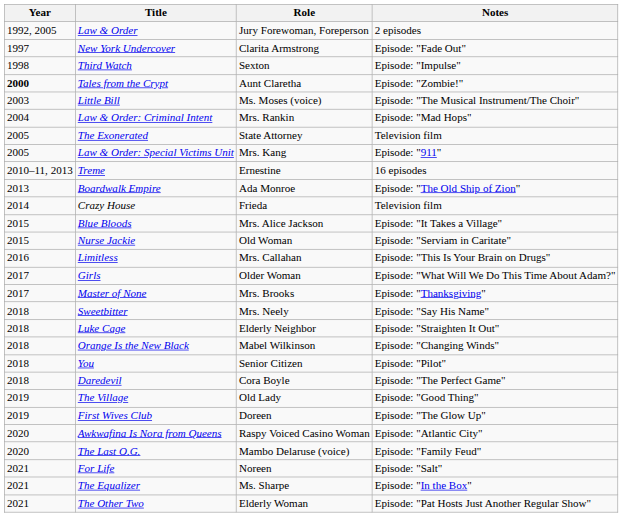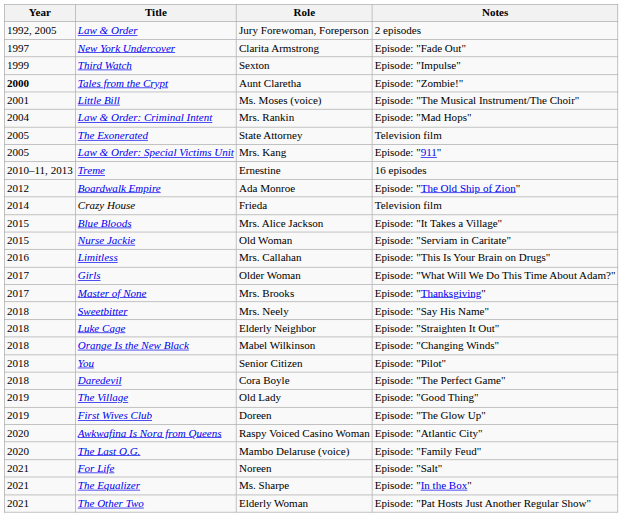(18, 65) 1998 -> (18, 65) 1999
(18, 100) 2003 -> (18, 100) 2001
(18, 188) 2013 -> (18, 188) 2012
